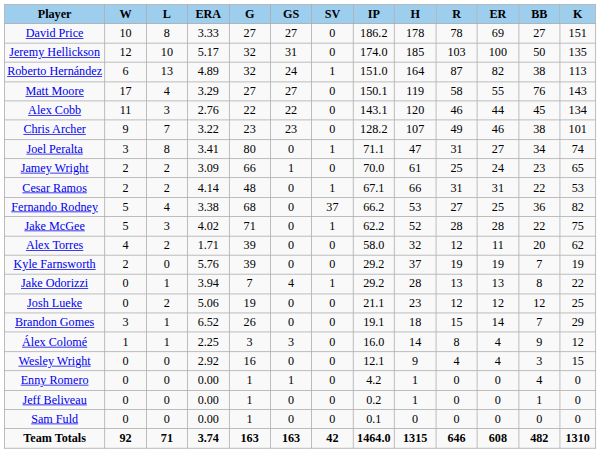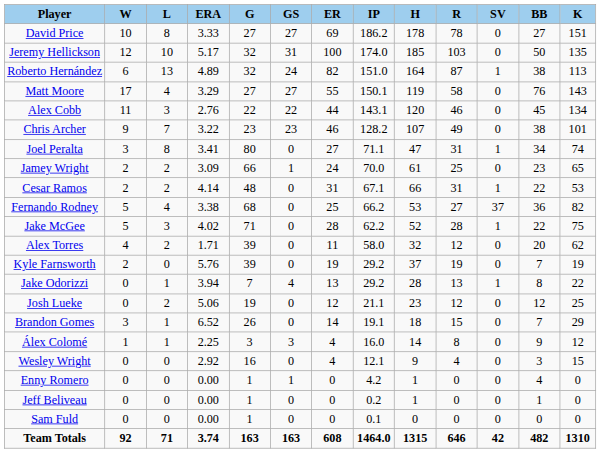columns swapped: (332, 14) <-> (498, 14)
